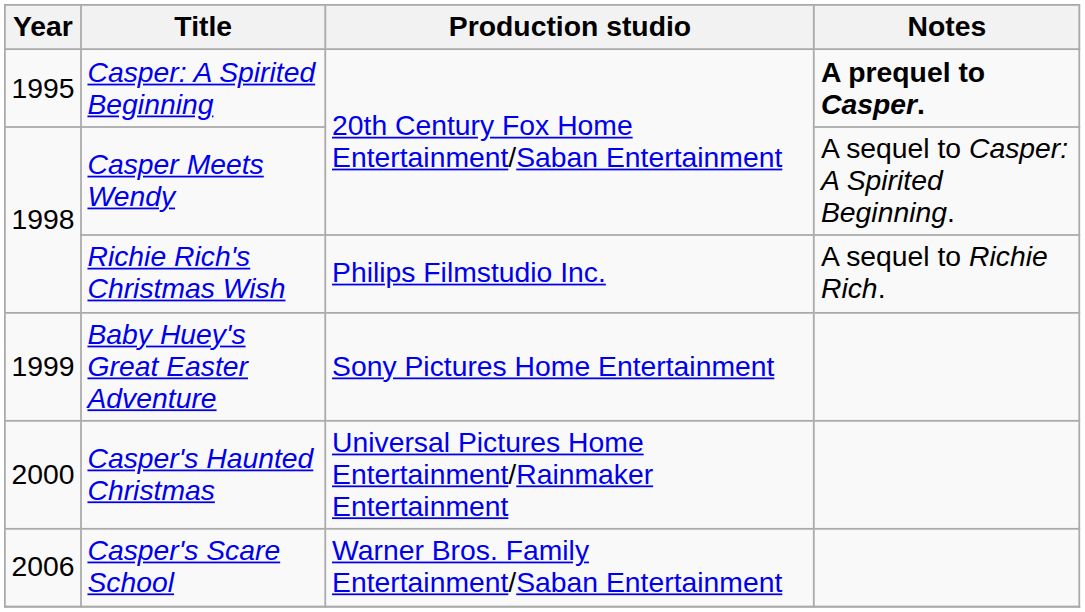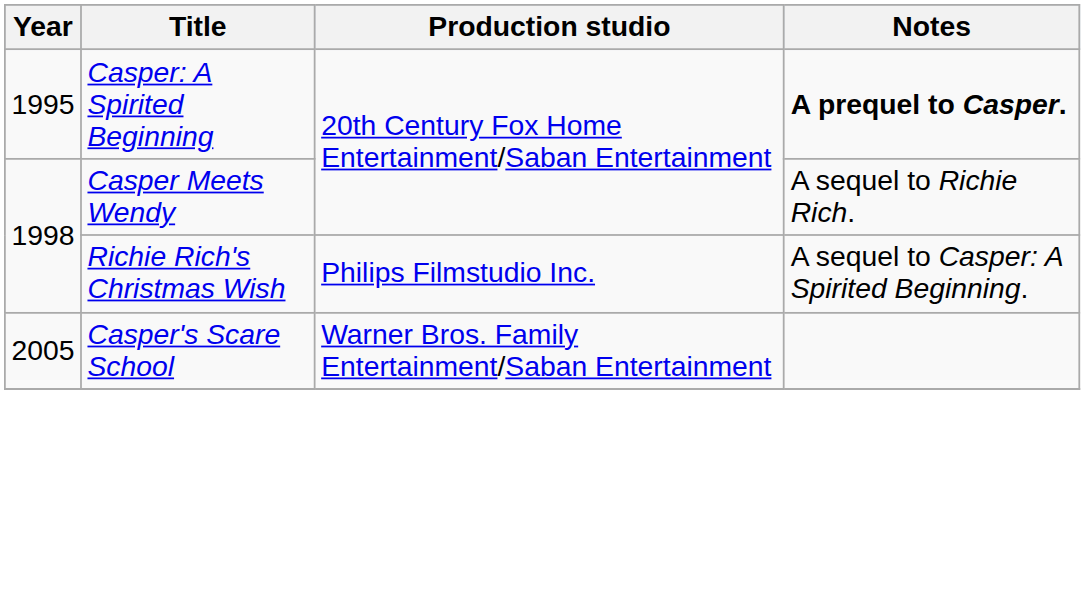(945, 180) A sequel to Casper: A Spirited Beginning. -> (904, 196) A sequel to Richie Rich.
(934, 273) A sequel to Richie Rich. -> (927, 273) A sequel to Casper: A Spirited Beginning.
- row: (168, 365)
- row: (200, 474)
(43, 567) 2006 -> (43, 349) 2005
